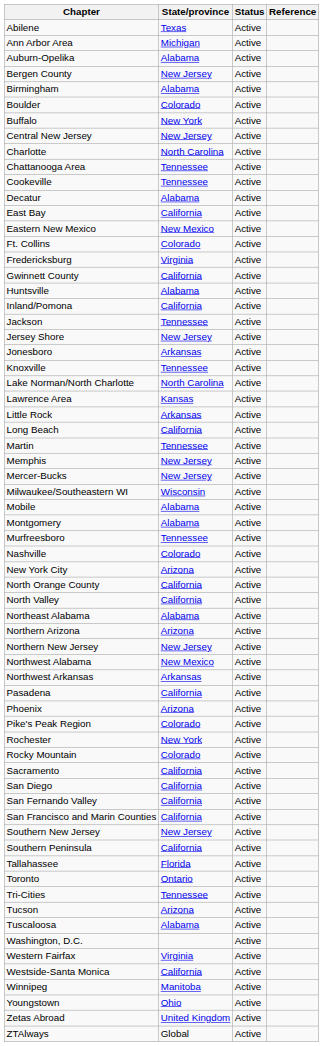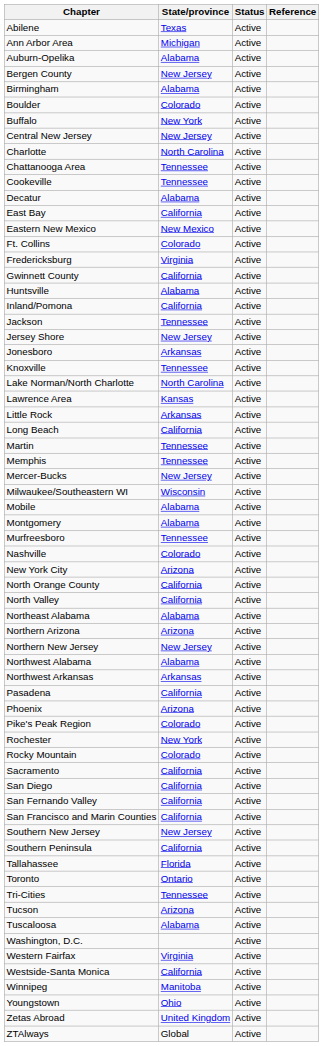(186, 461) New Jersey -> (184, 461) Tennessee
(187, 662) New Mexico -> (180, 662) Alabama
